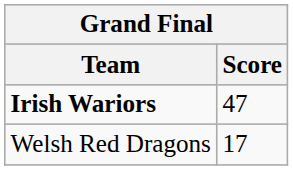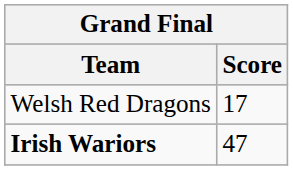rows swapped: (83, 104) <-> (111, 143)
